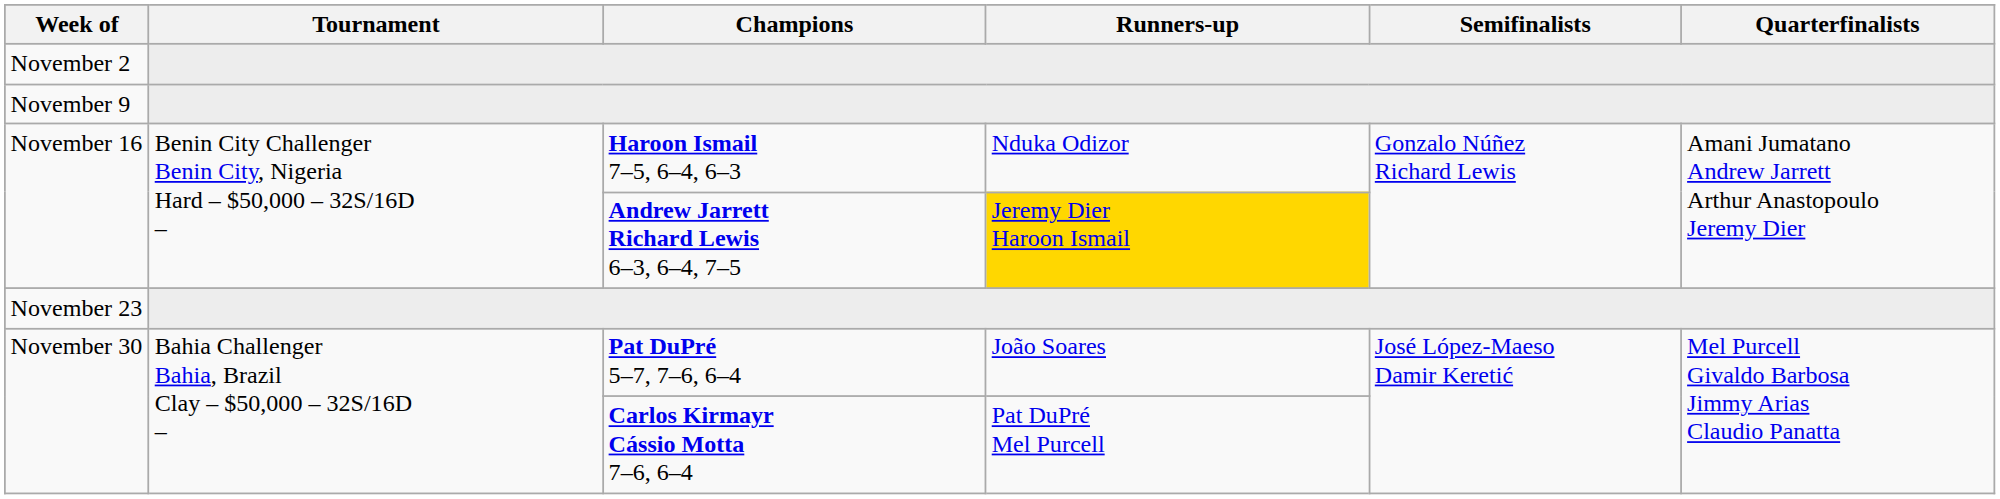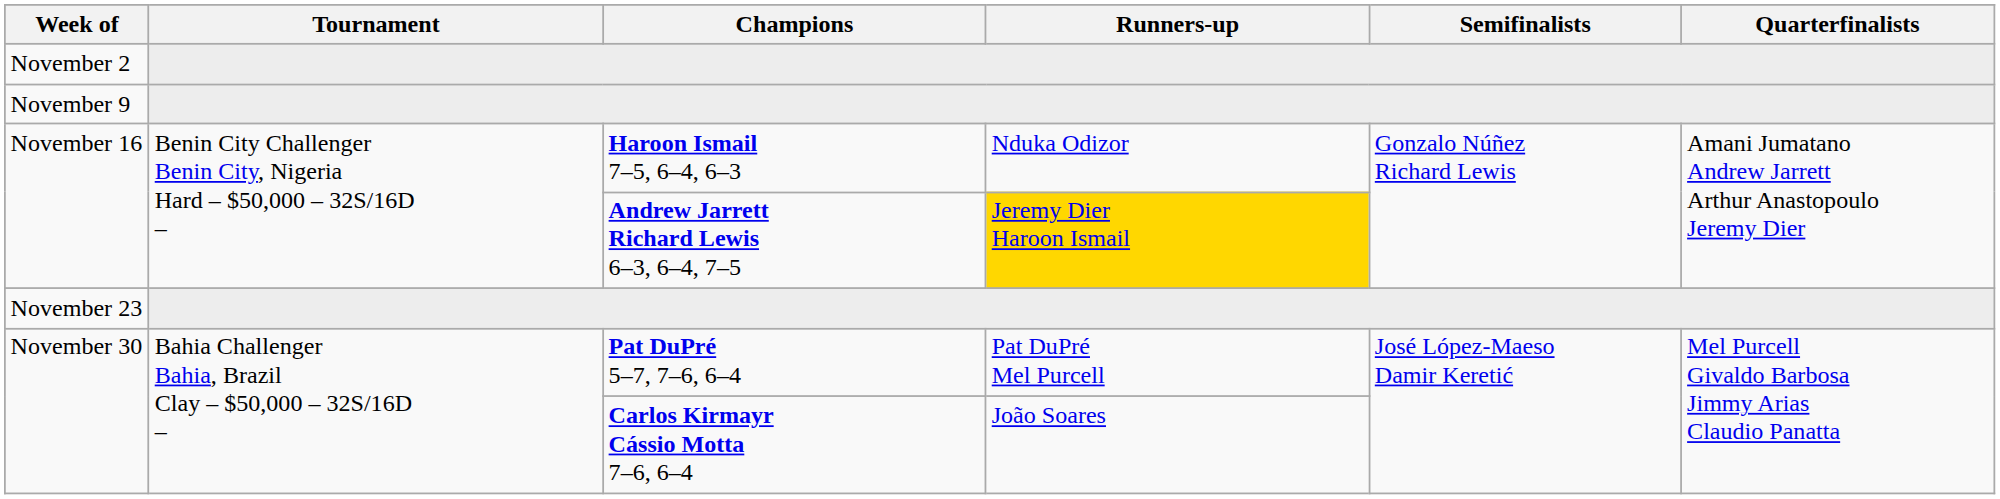(1049, 347) João Soares -> (1048, 361) Pat DuPré Mel Purcell
(1048, 429) Pat DuPré Mel Purcell -> (1049, 415) João Soares
